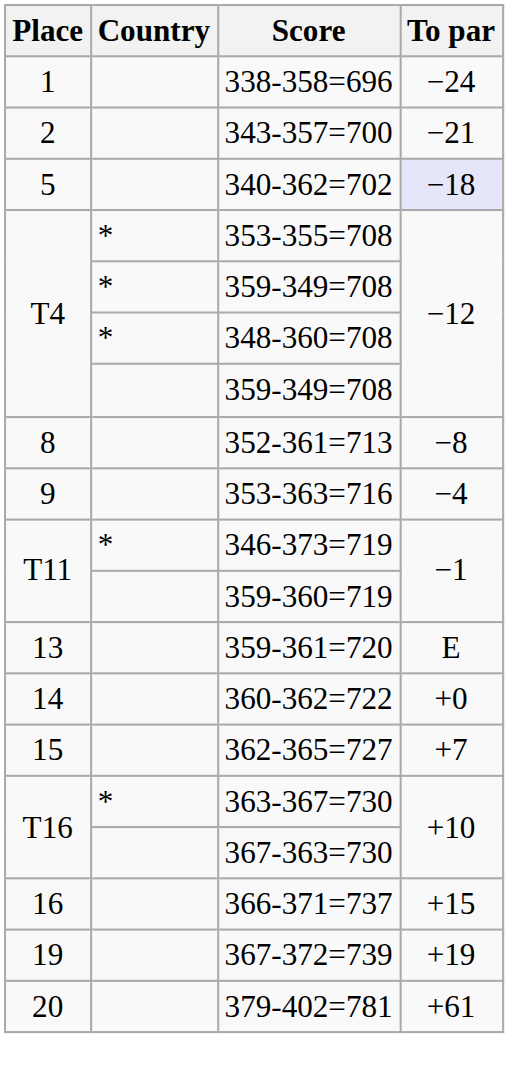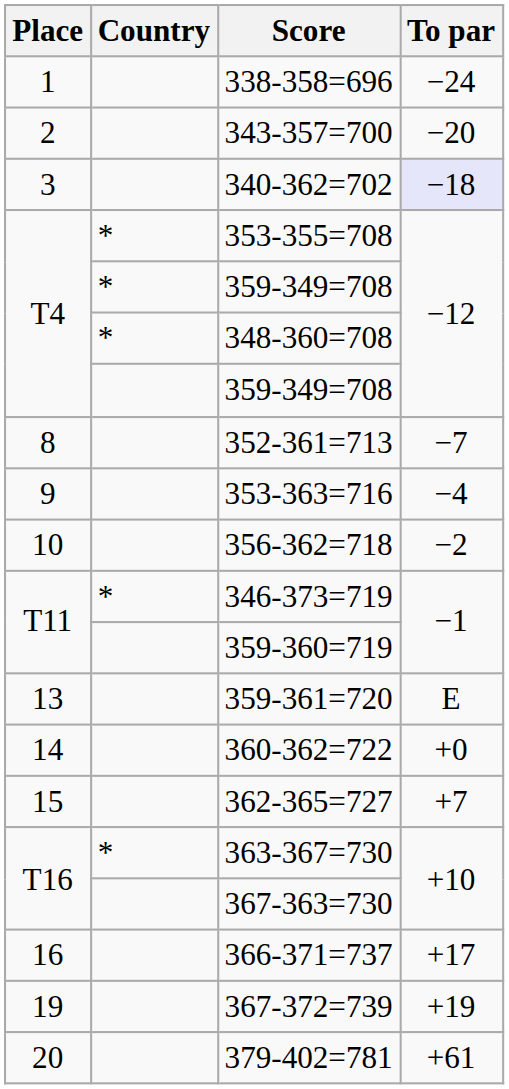(451, 133) −21 -> (451, 133) −20
(48, 184) 5 -> (48, 184) 3
(451, 441) −8 -> (451, 441) −7
+ row: (154, 545)
(451, 903) +15 -> (451, 955) +17
